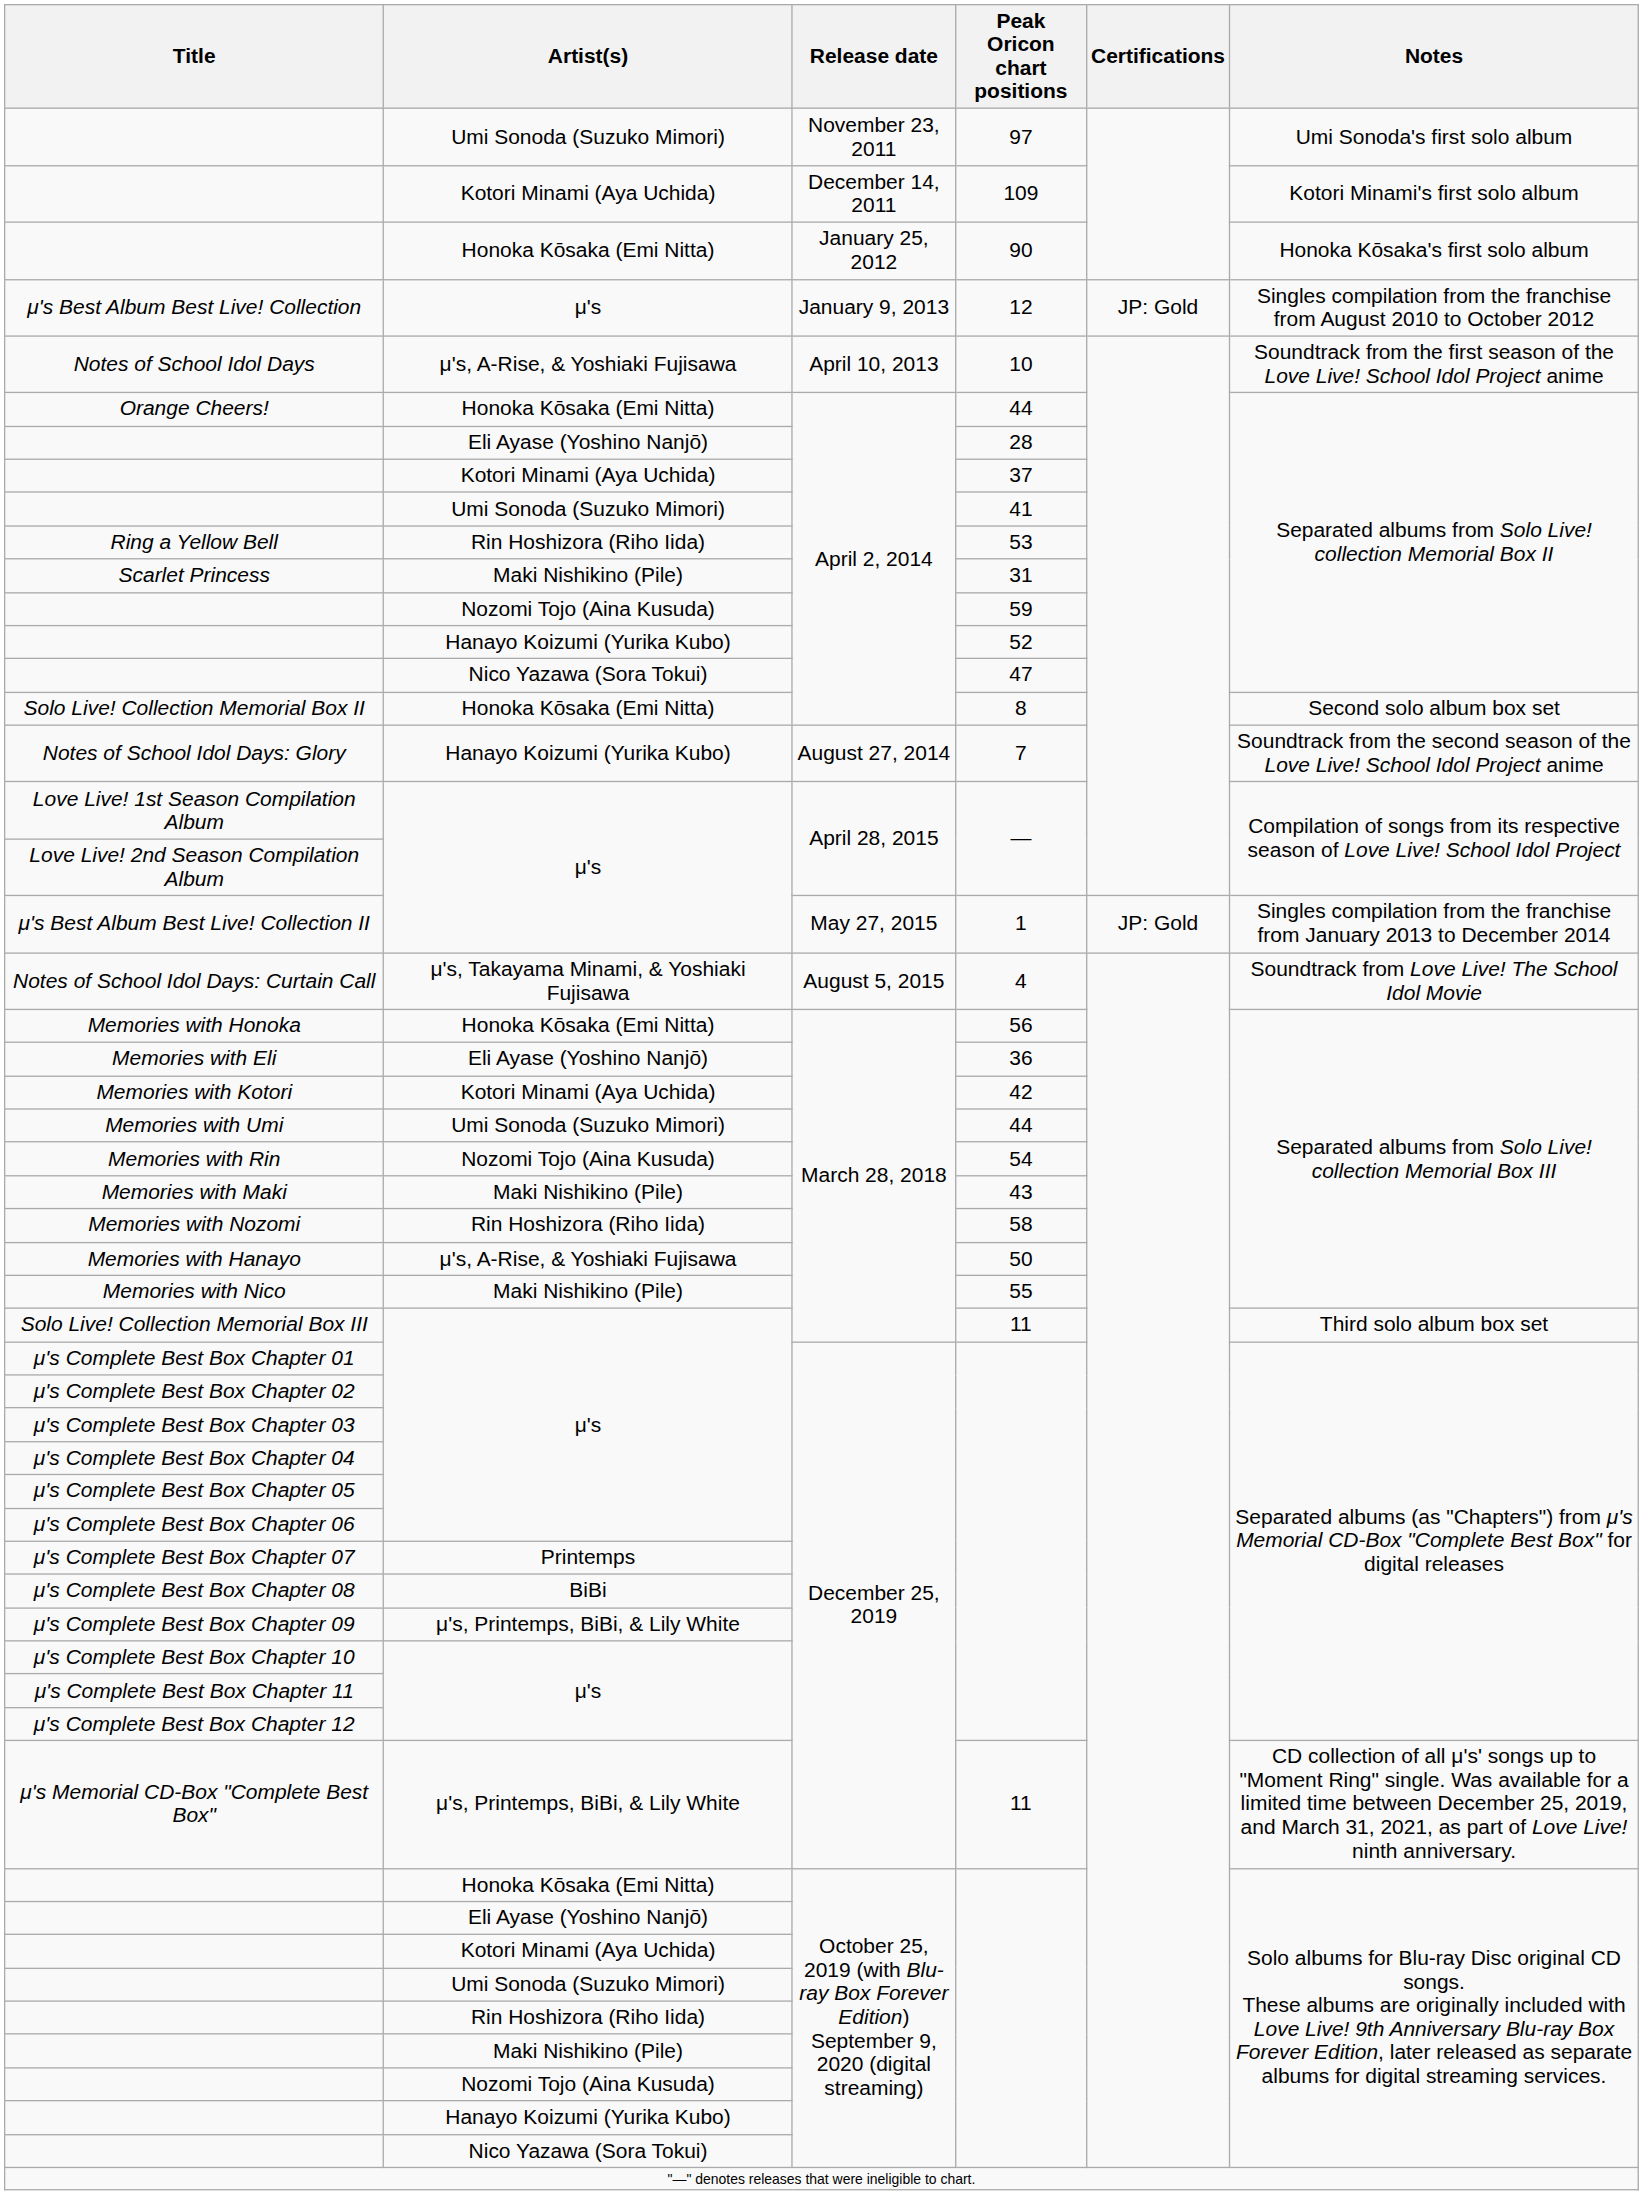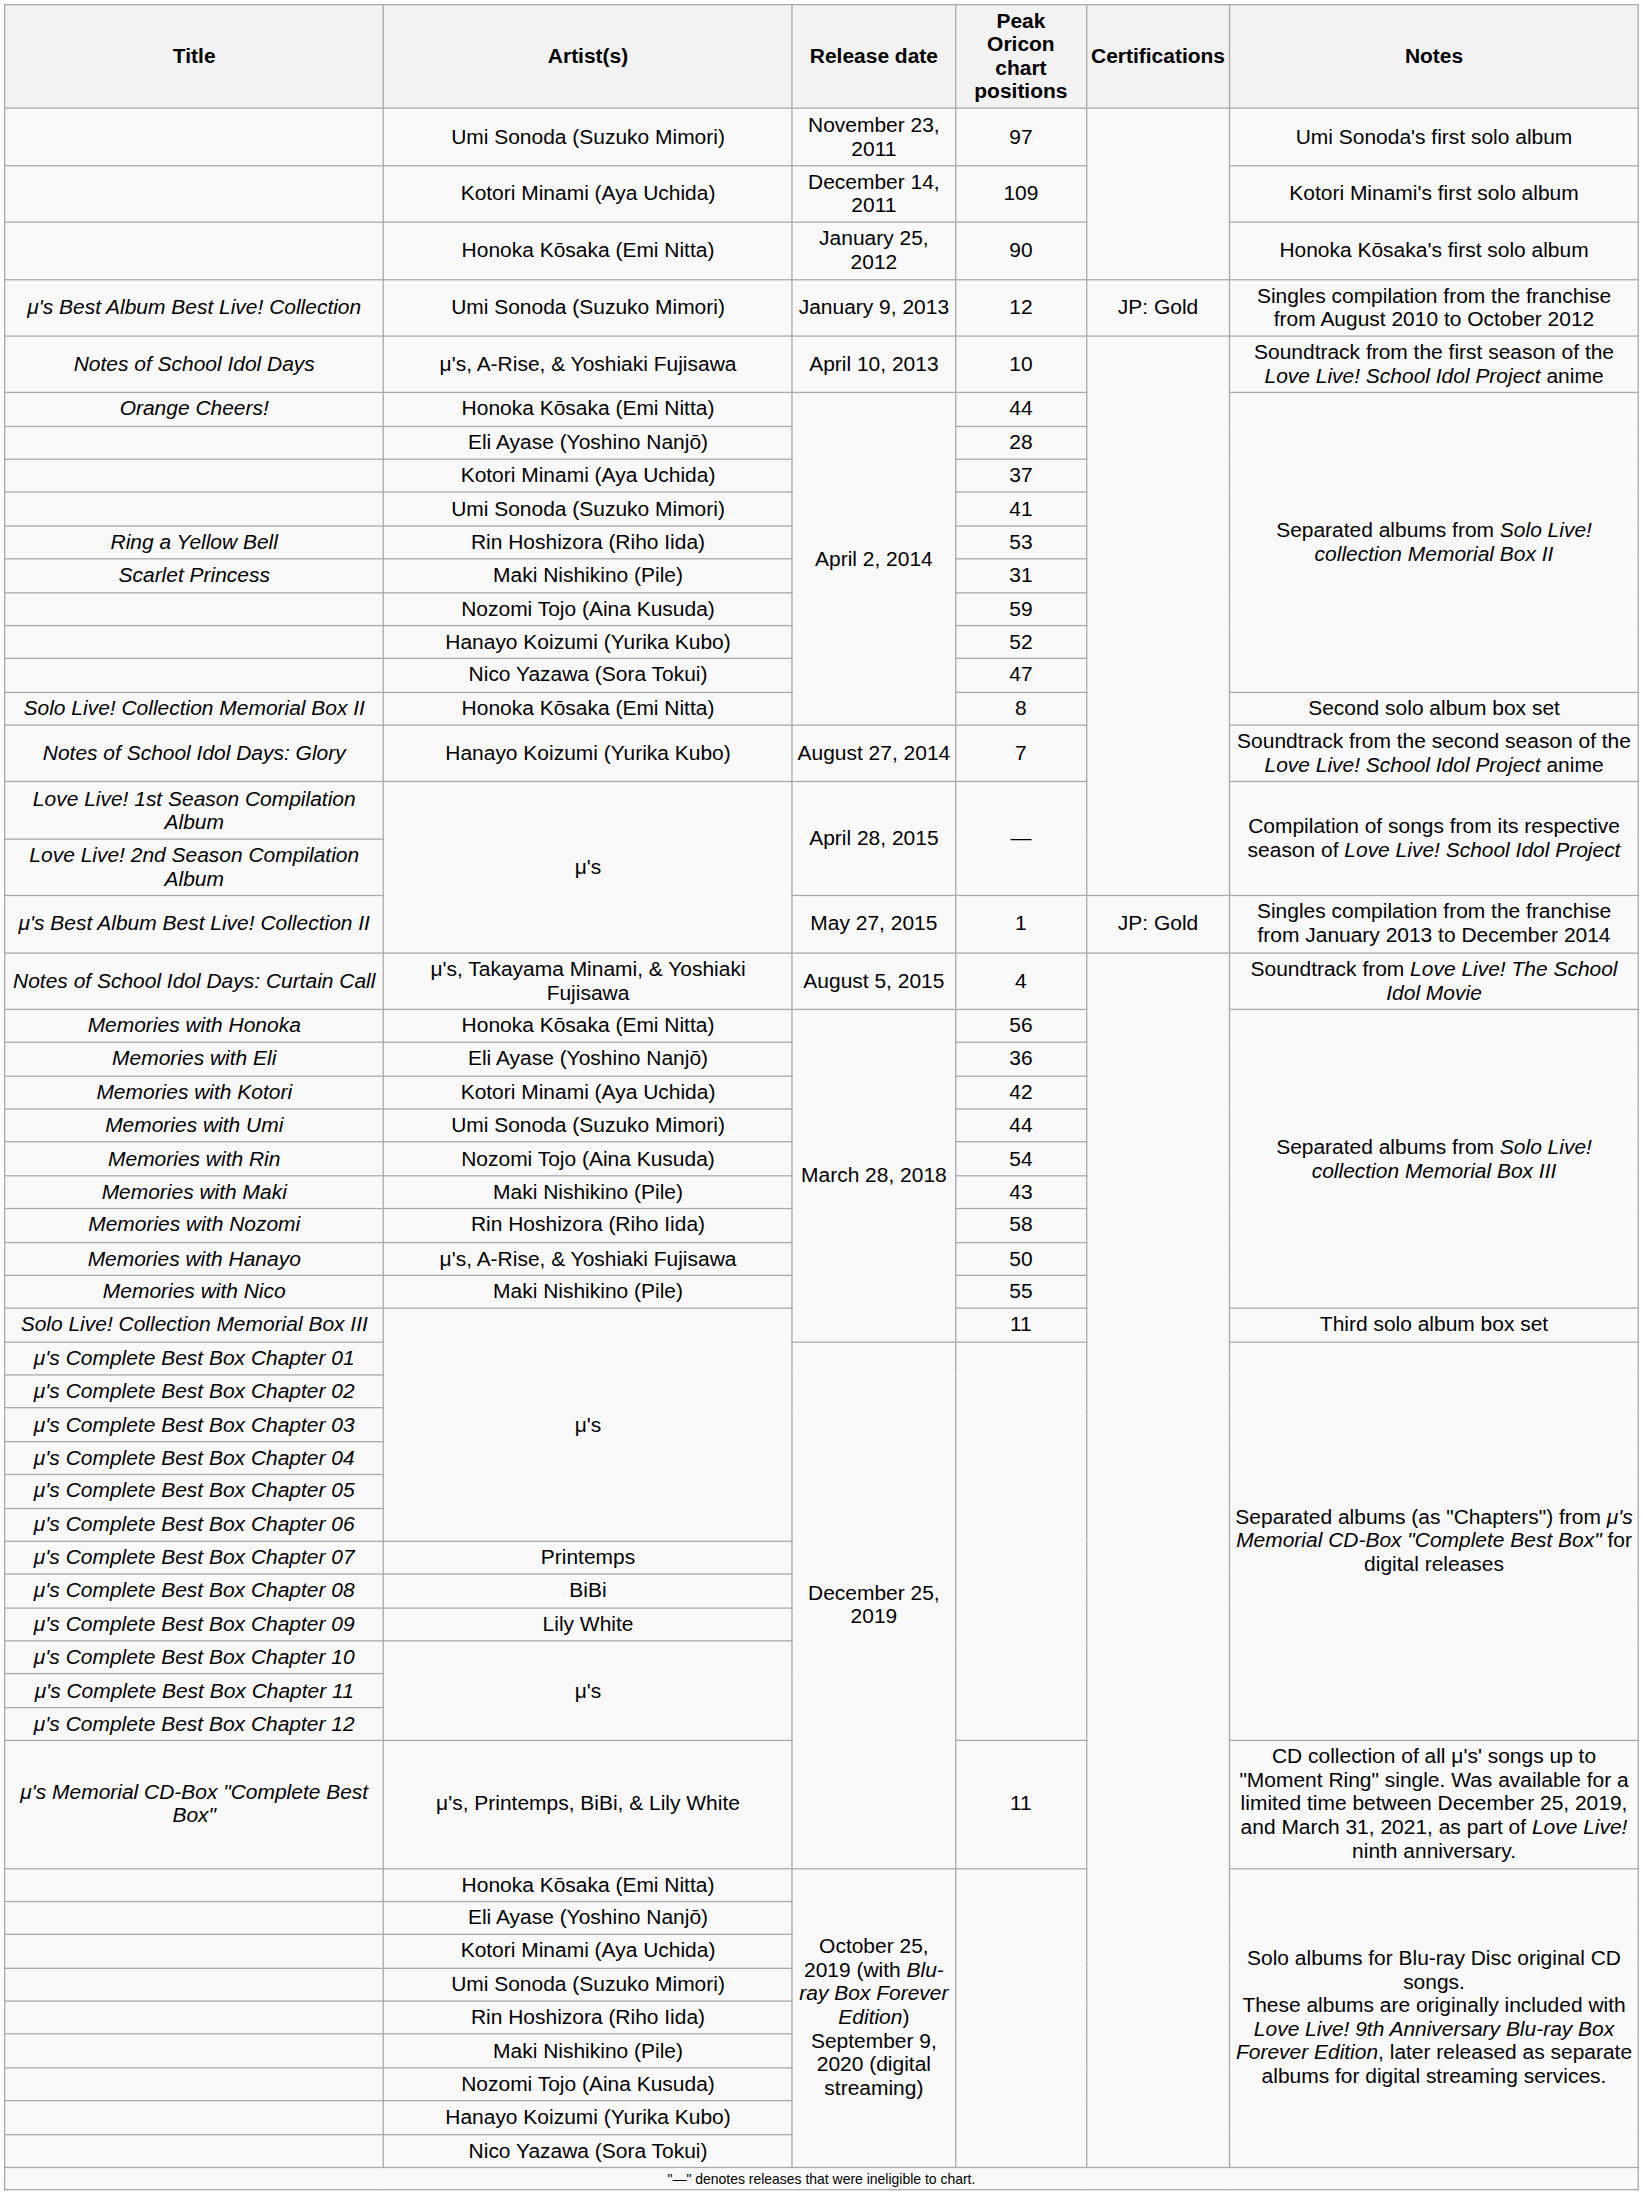(588, 307) μ's -> (588, 307) Umi Sonoda (Suzuko Mimori)
(588, 1624) μ's, Printemps, BiBi, & Lily White -> (588, 1624) Lily White
